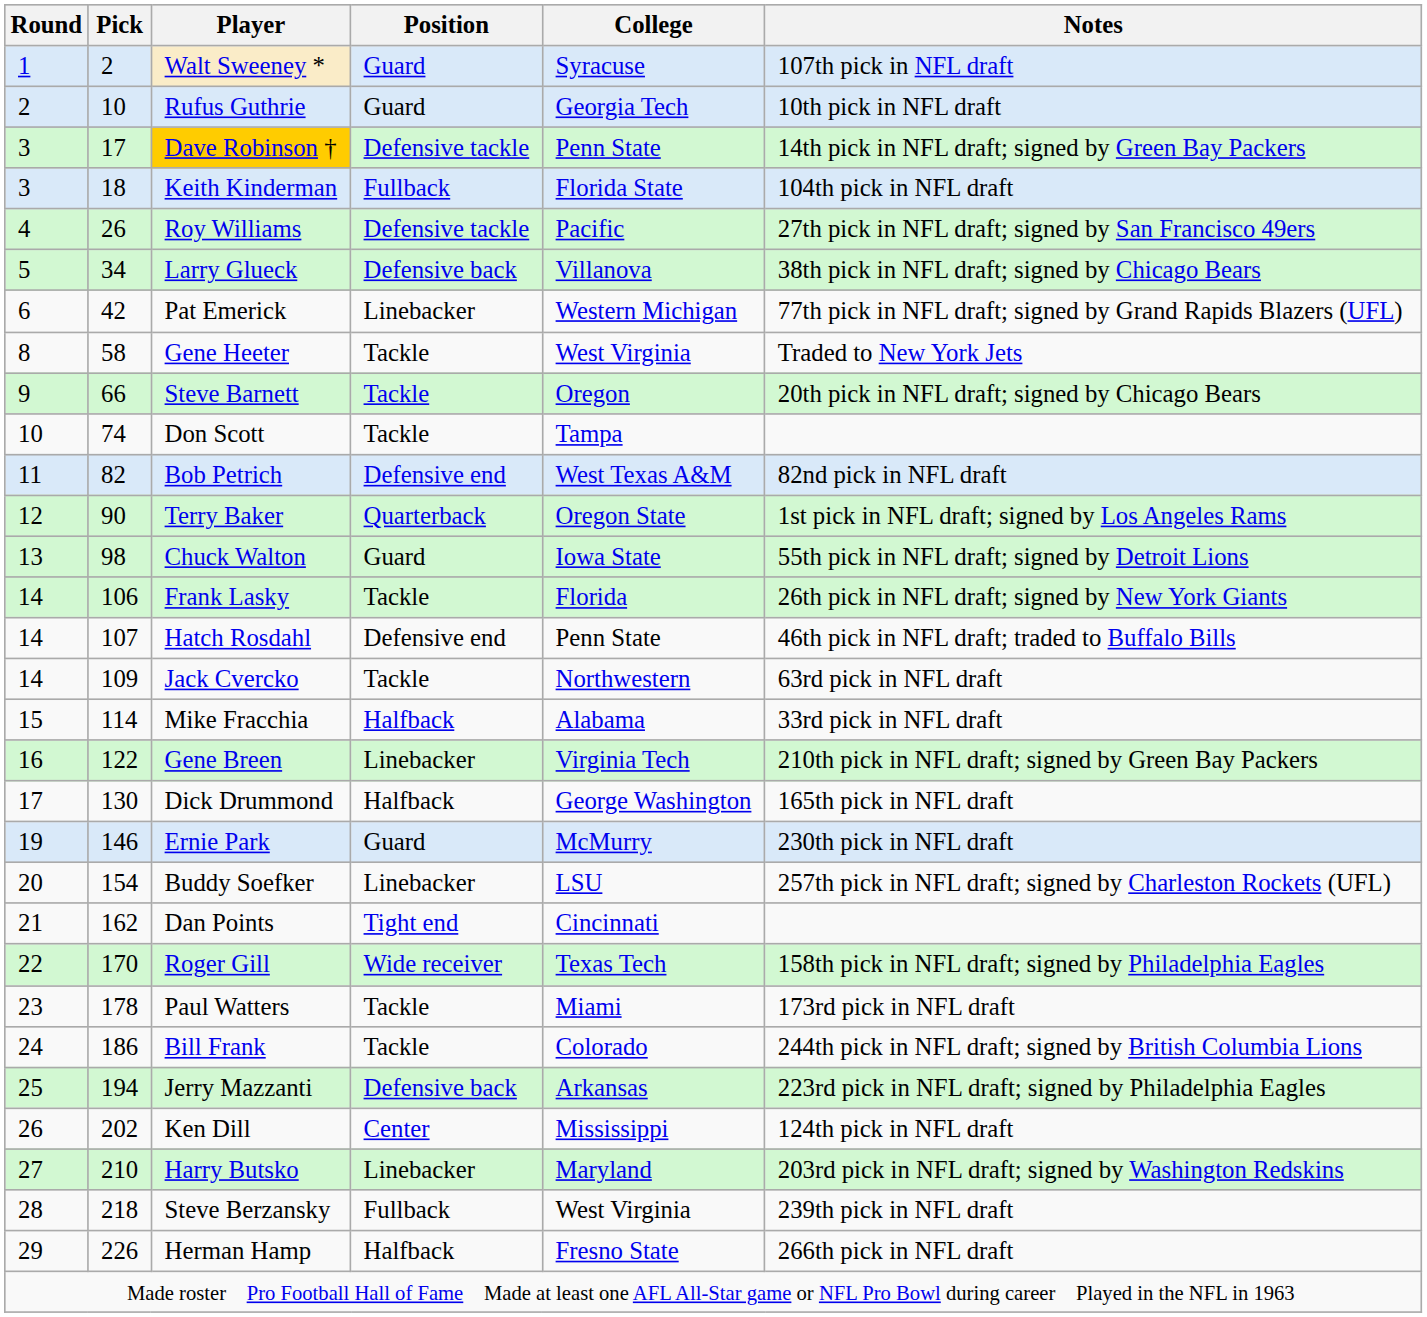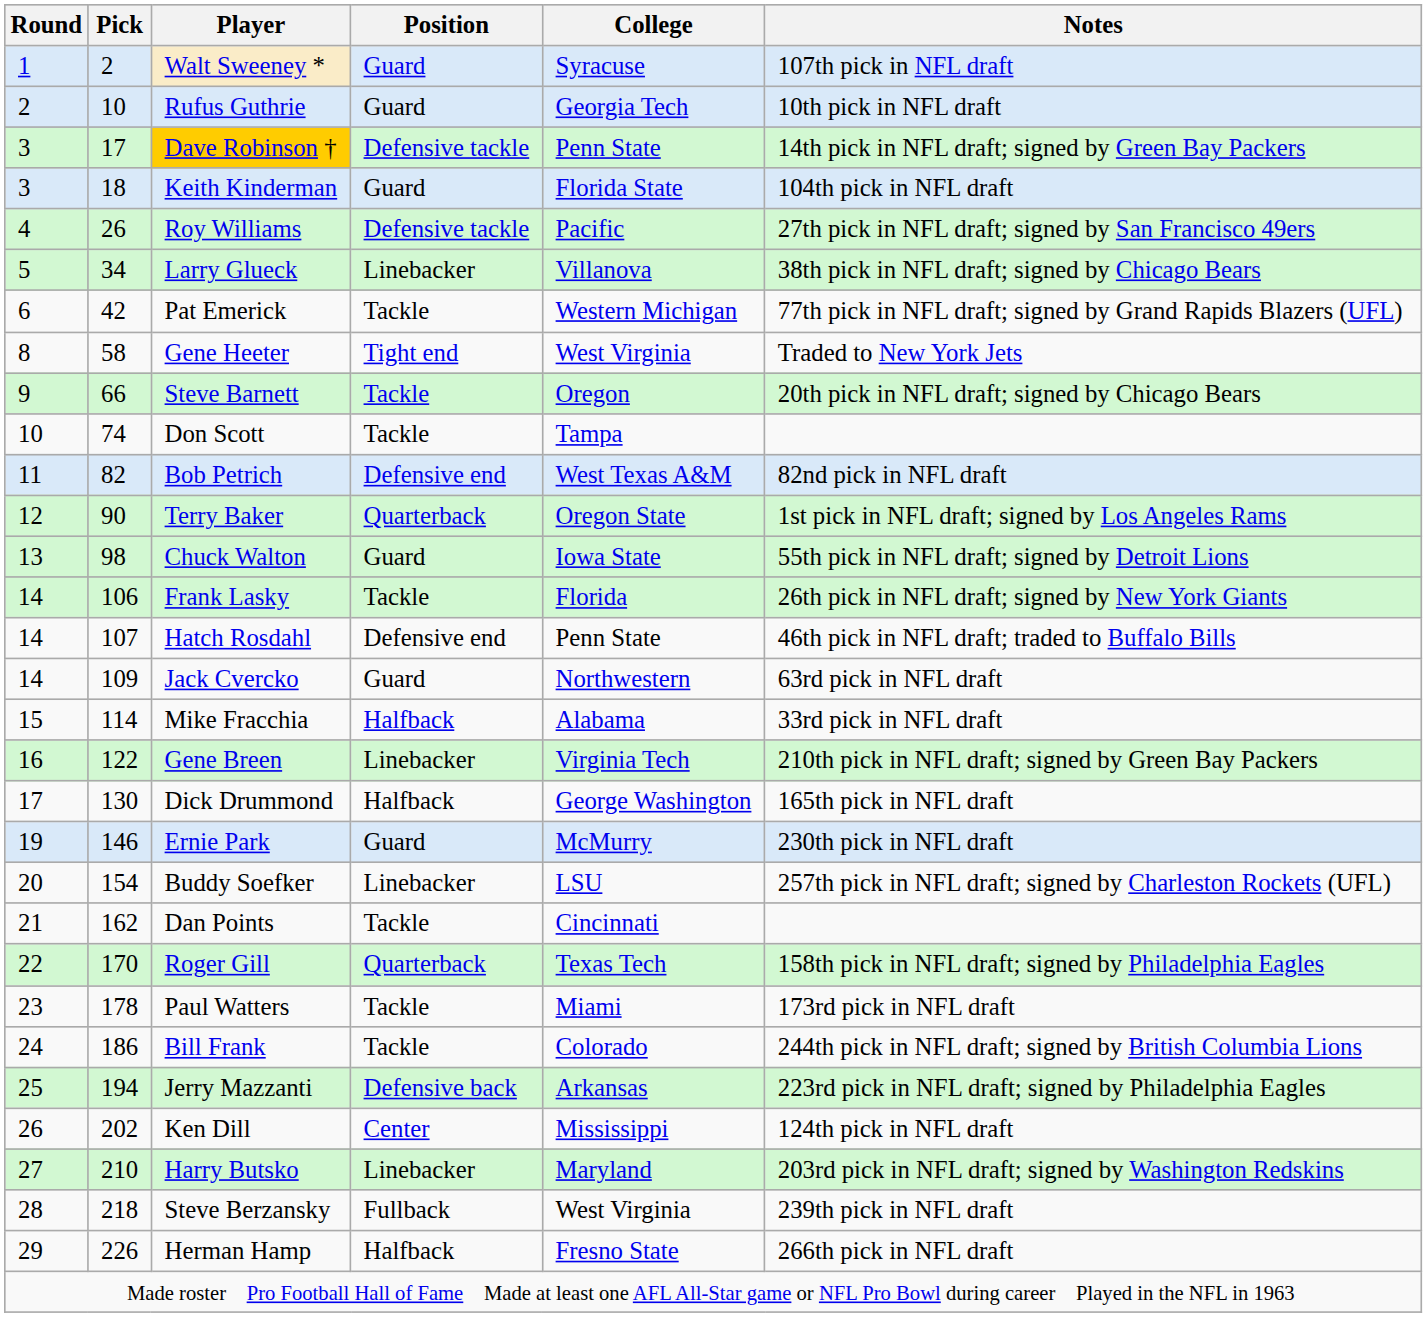(407, 188) Fullback -> (395, 188) Guard
(440, 270) Defensive back -> (419, 270) Linebacker
(419, 311) Linebacker -> (396, 311) Tackle
(396, 351) Tackle -> (411, 351) Tight end
(396, 678) Tackle -> (395, 678) Guard
(411, 923) Tight end -> (396, 923) Tackle
(433, 964) Wide receiver -> (425, 964) Quarterback
